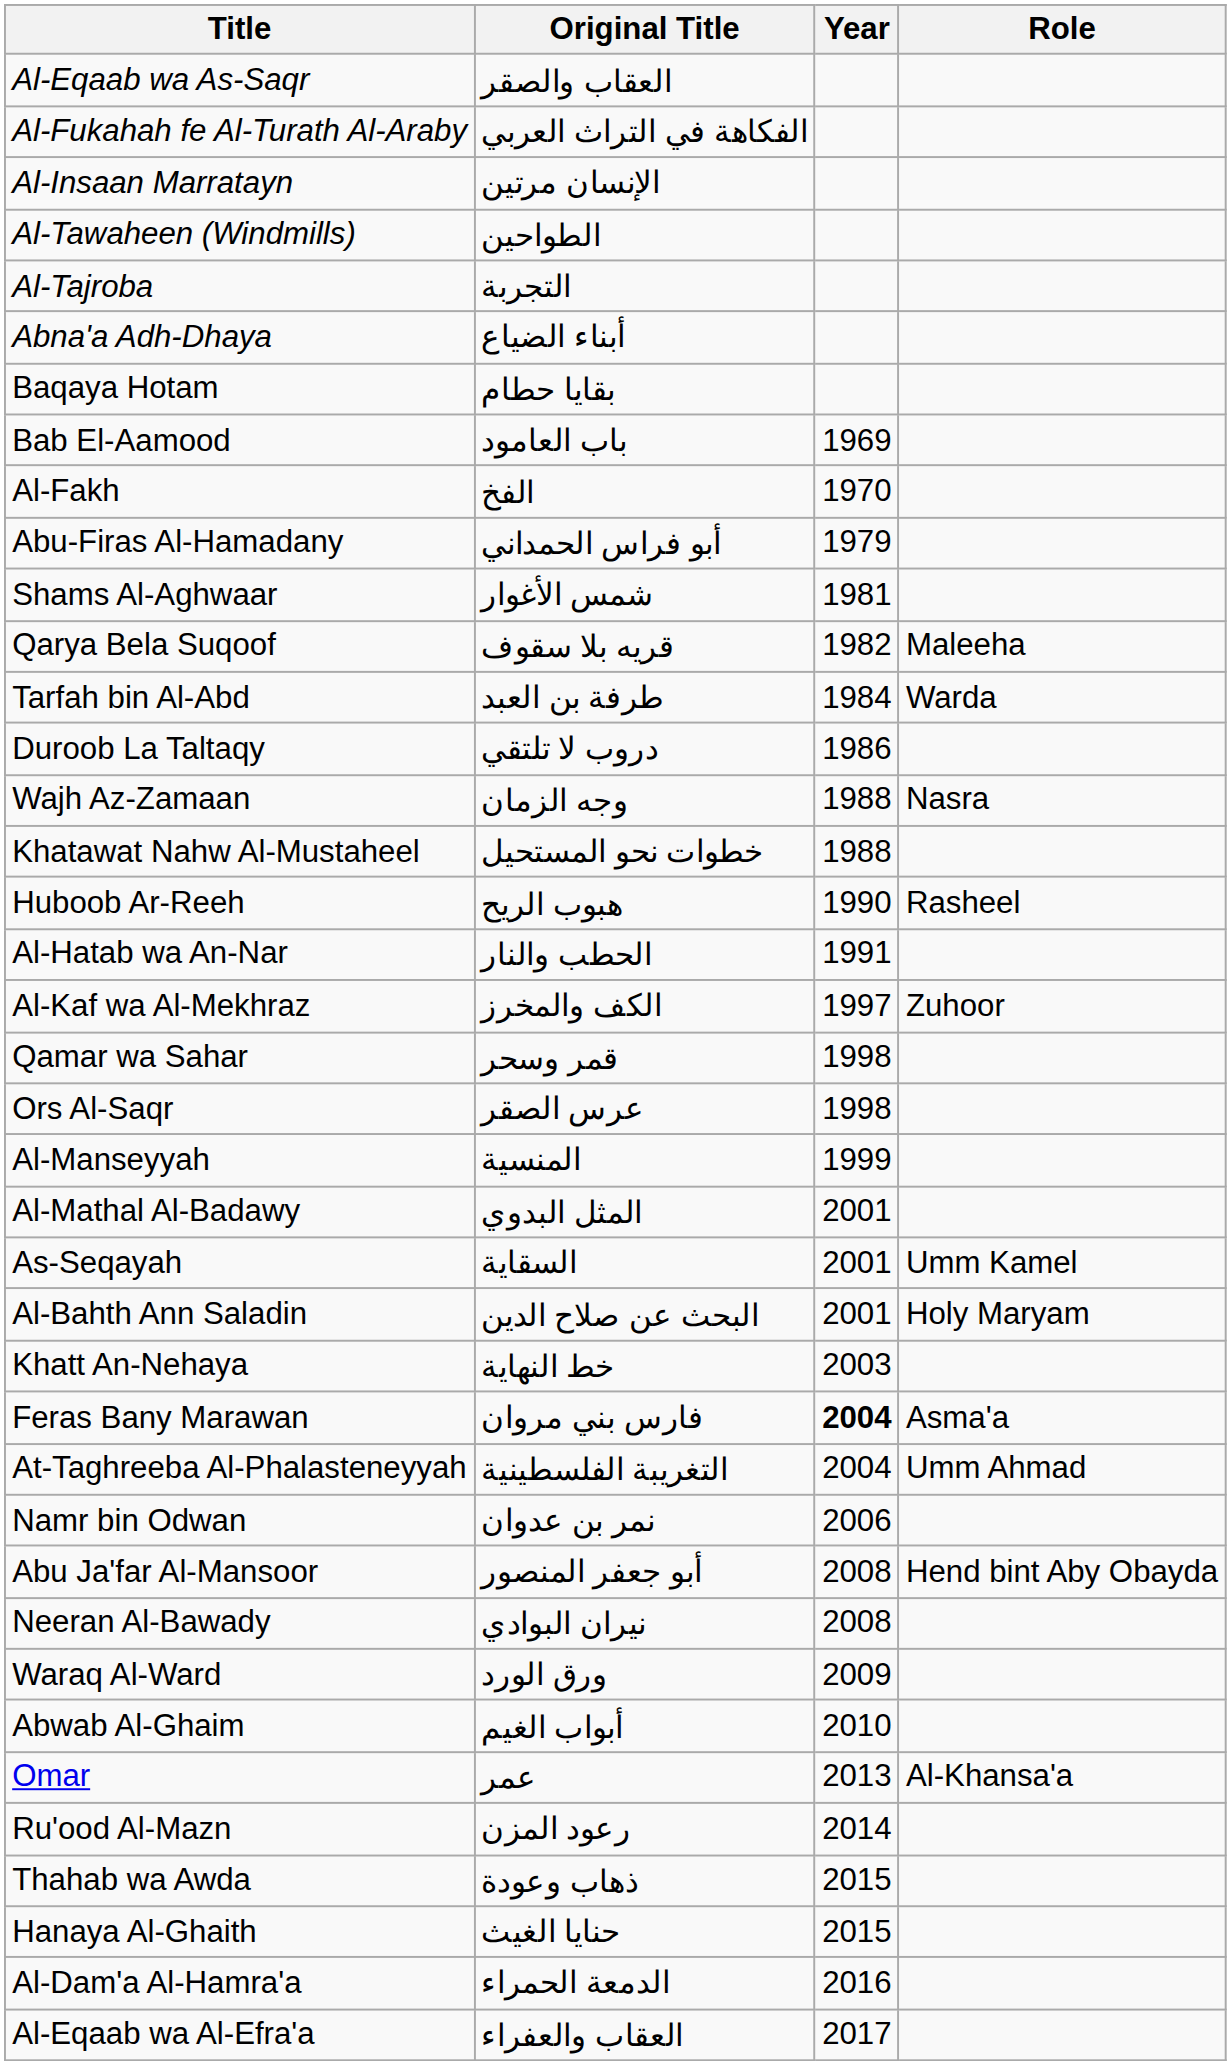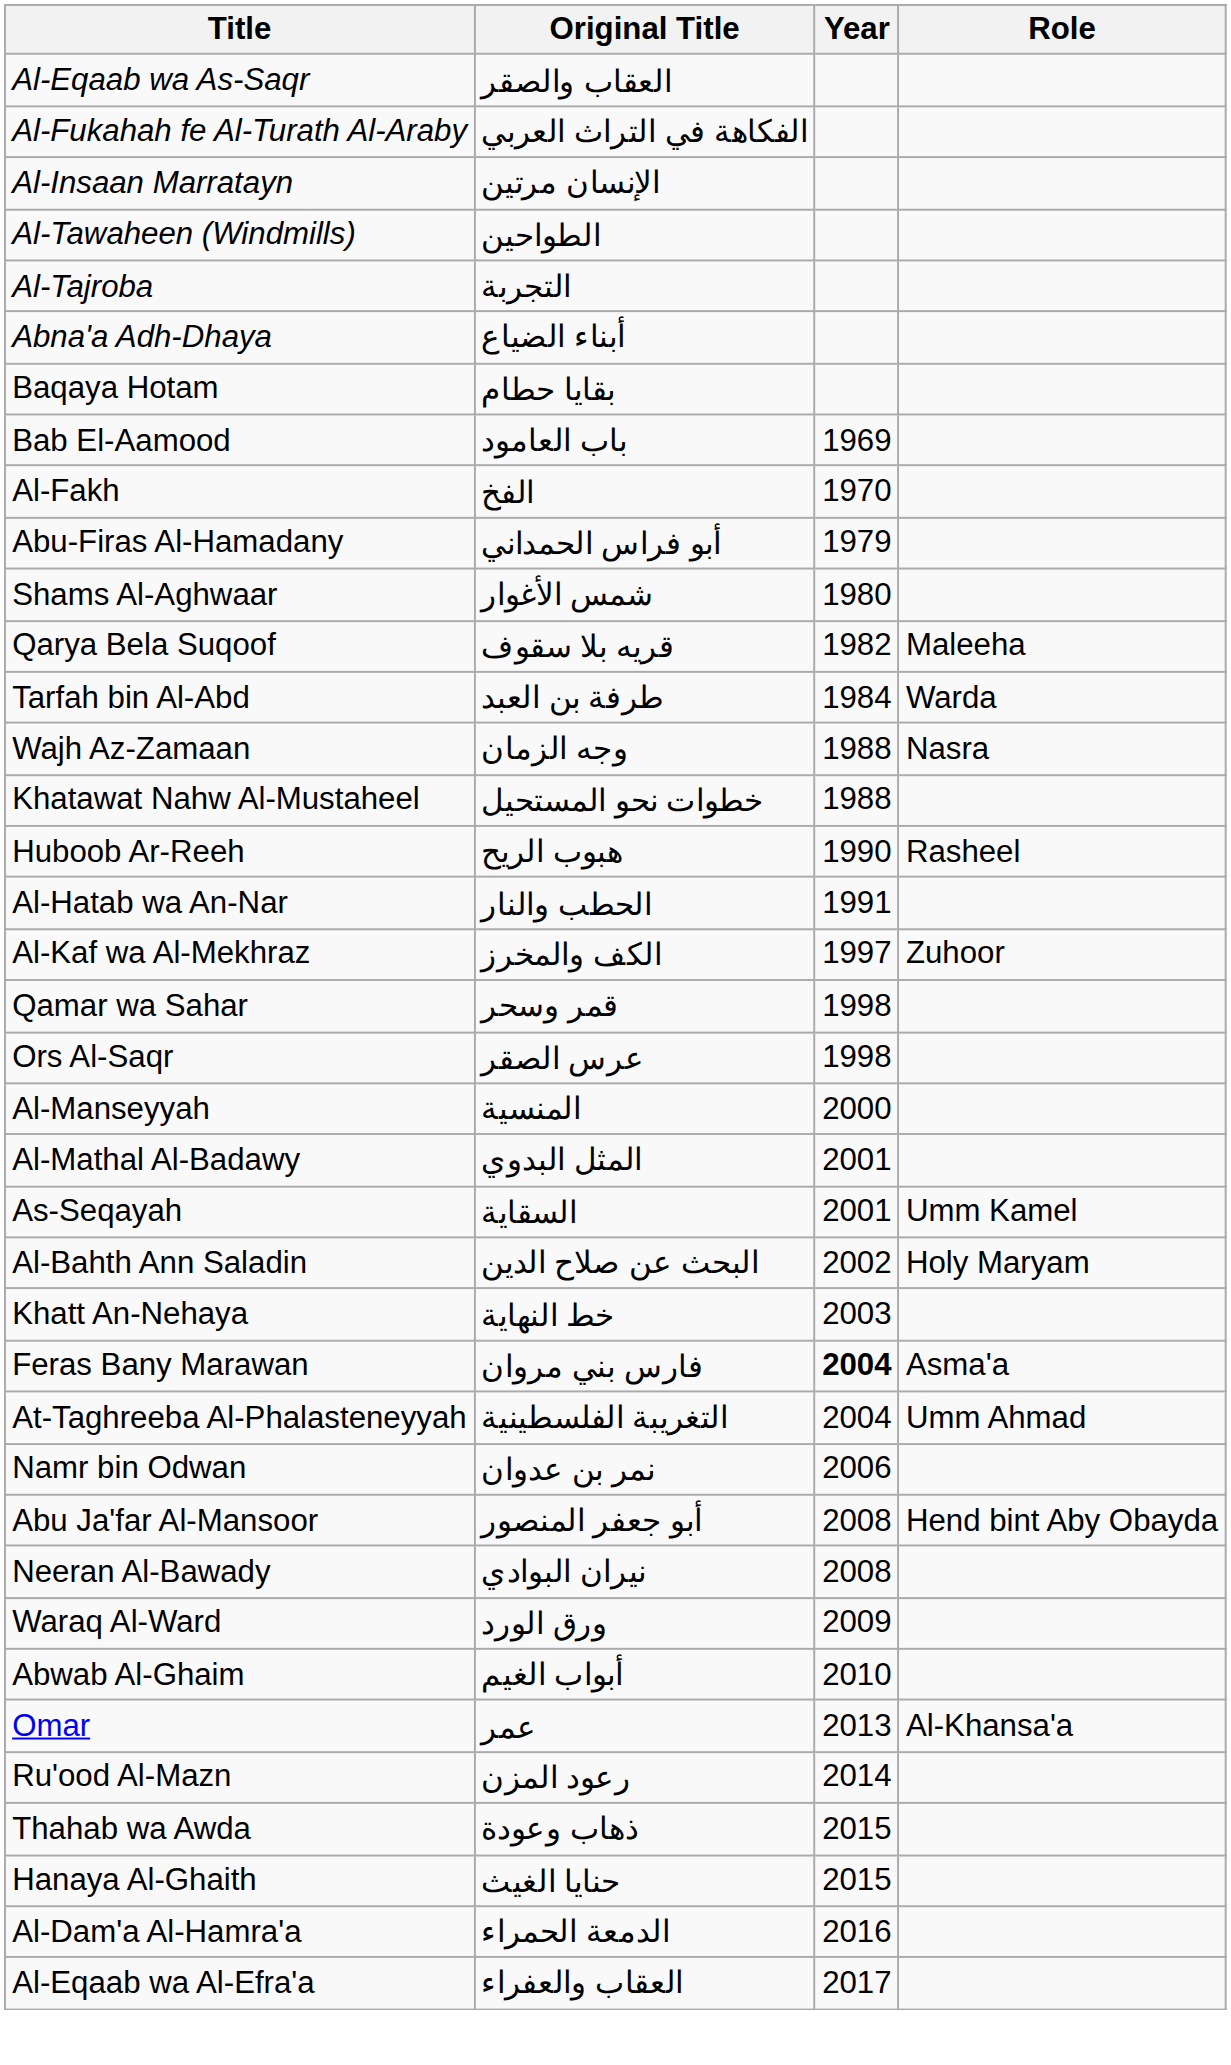(857, 594) 1981 -> (857, 594) 1980
- row: (139, 748)
(857, 1159) 1999 -> (857, 1108) 2000
(857, 1314) 2001 -> (857, 1262) 2002
